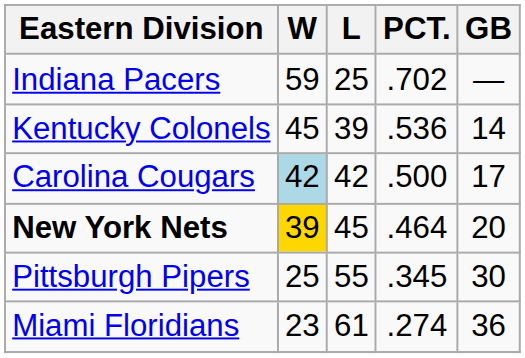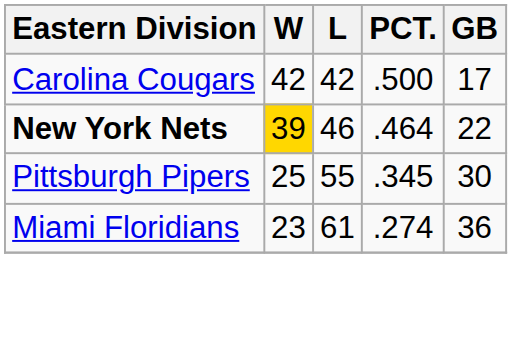- row: (116, 78)
- row: (141, 128)
(302, 177) lightblue background -> (288, 78) no background
(351, 227) 45 -> (337, 128) 46
(488, 227) 20 -> (475, 128) 22
